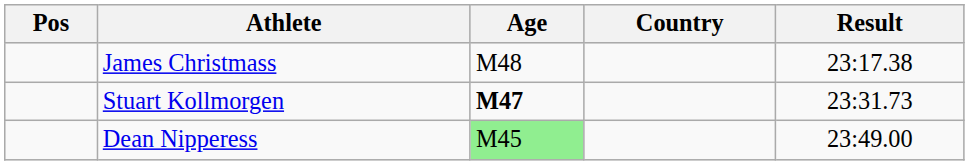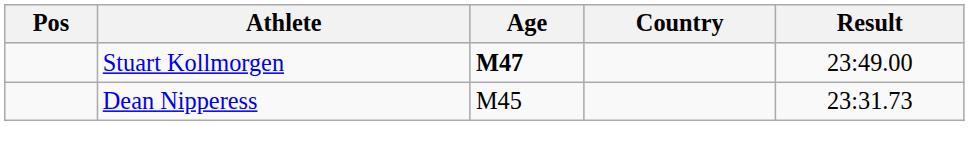- row: (190, 62)
(870, 100) 23:31.73 -> (870, 62) 23:49.00
(499, 139) lightgreen background -> (499, 100) no background
(870, 139) 23:49.00 -> (870, 100) 23:31.73
